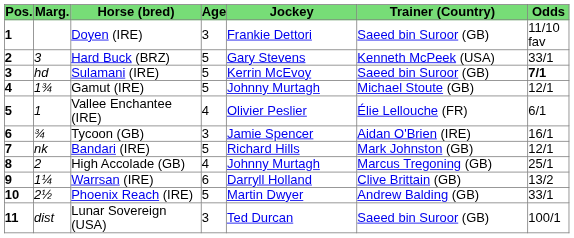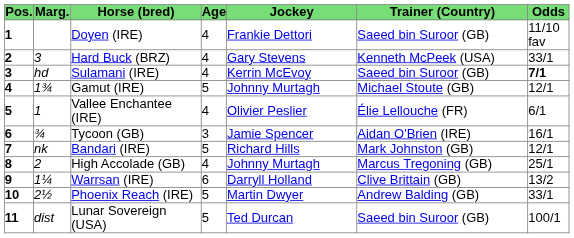(205, 34) 3 -> (205, 34) 4
(205, 57) 5 -> (205, 57) 4
(205, 72) 5 -> (205, 72) 4
(205, 217) 3 -> (205, 217) 5
